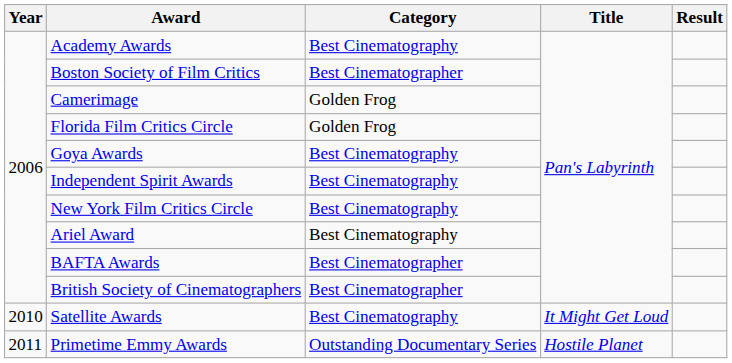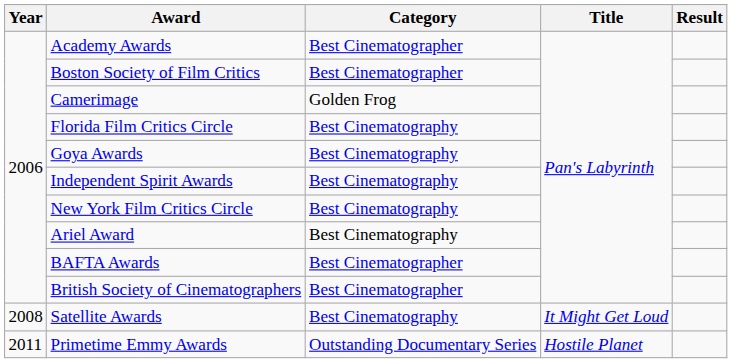(383, 45) Best Cinematography -> (386, 45) Best Cinematographer
(353, 126) Golden Frog -> (383, 126) Best Cinematography
(26, 316) 2010 -> (26, 316) 2008
